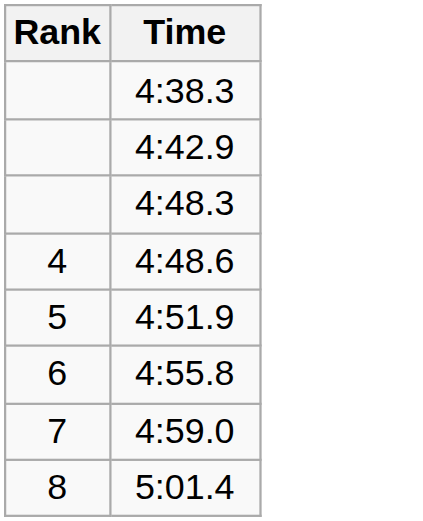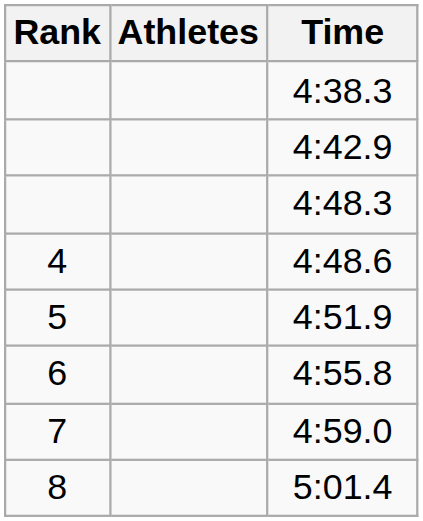+ column: (188, 32)
